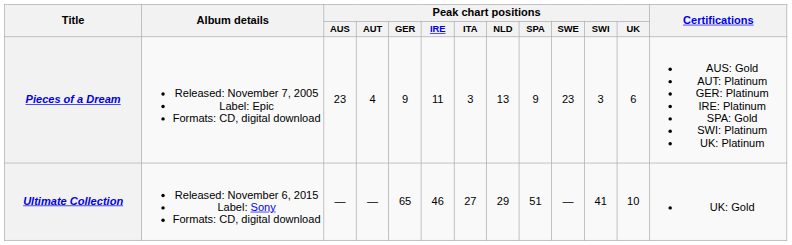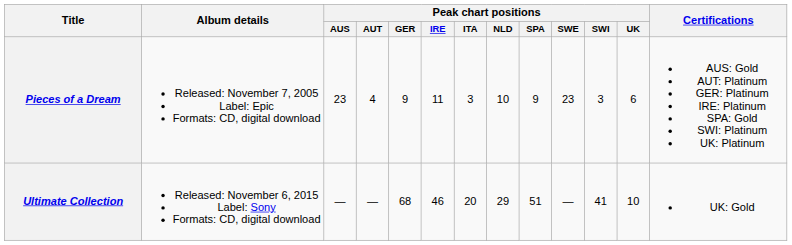(503, 100) 13 -> (503, 100) 10
(405, 201) 65 -> (405, 201) 68
(470, 201) 27 -> (470, 201) 20
